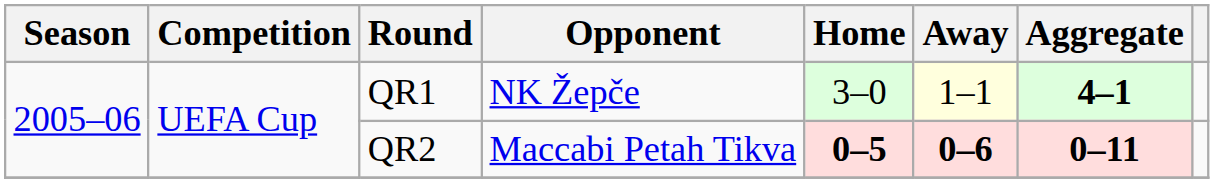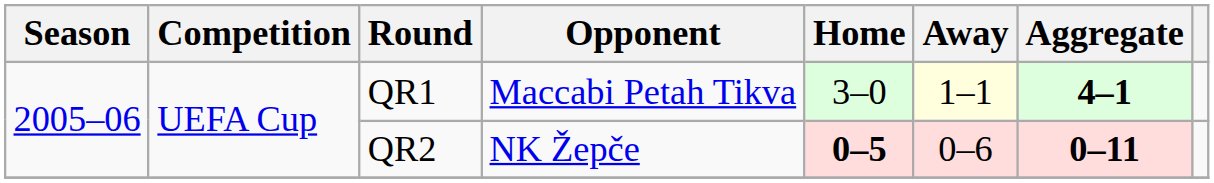(565, 90) NK Žepče -> (643, 90) Maccabi Petah Tikva
(643, 148) Maccabi Petah Tikva -> (565, 148) NK Žepče
(965, 148) bold -> (965, 148) normal
